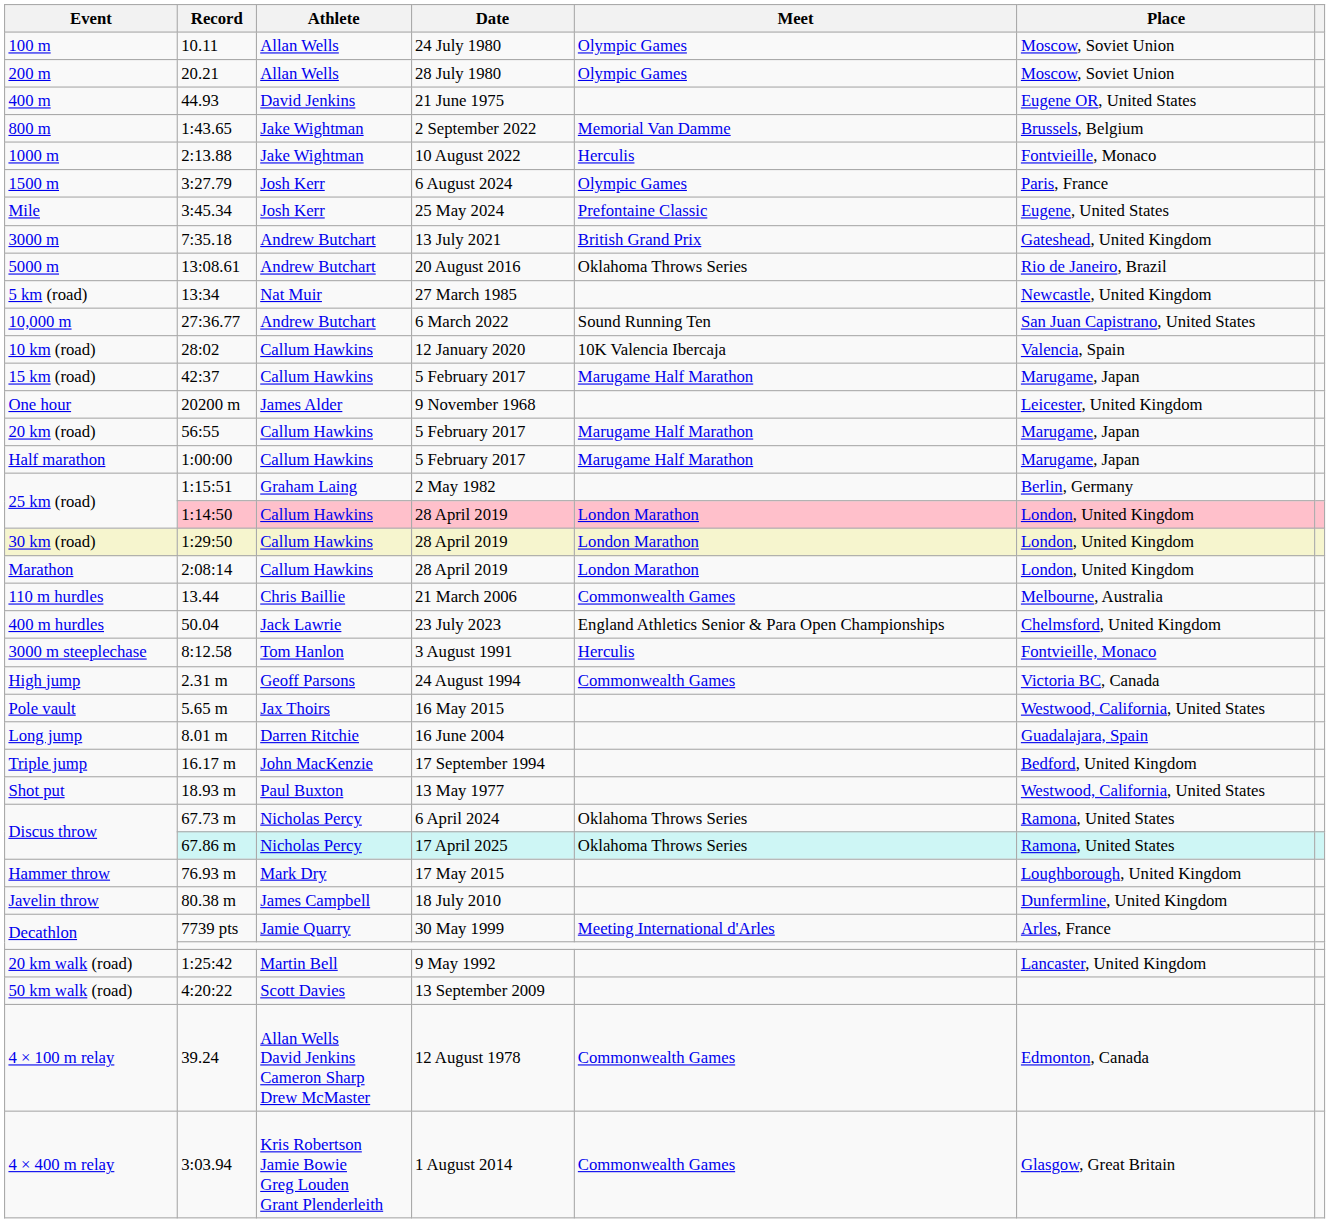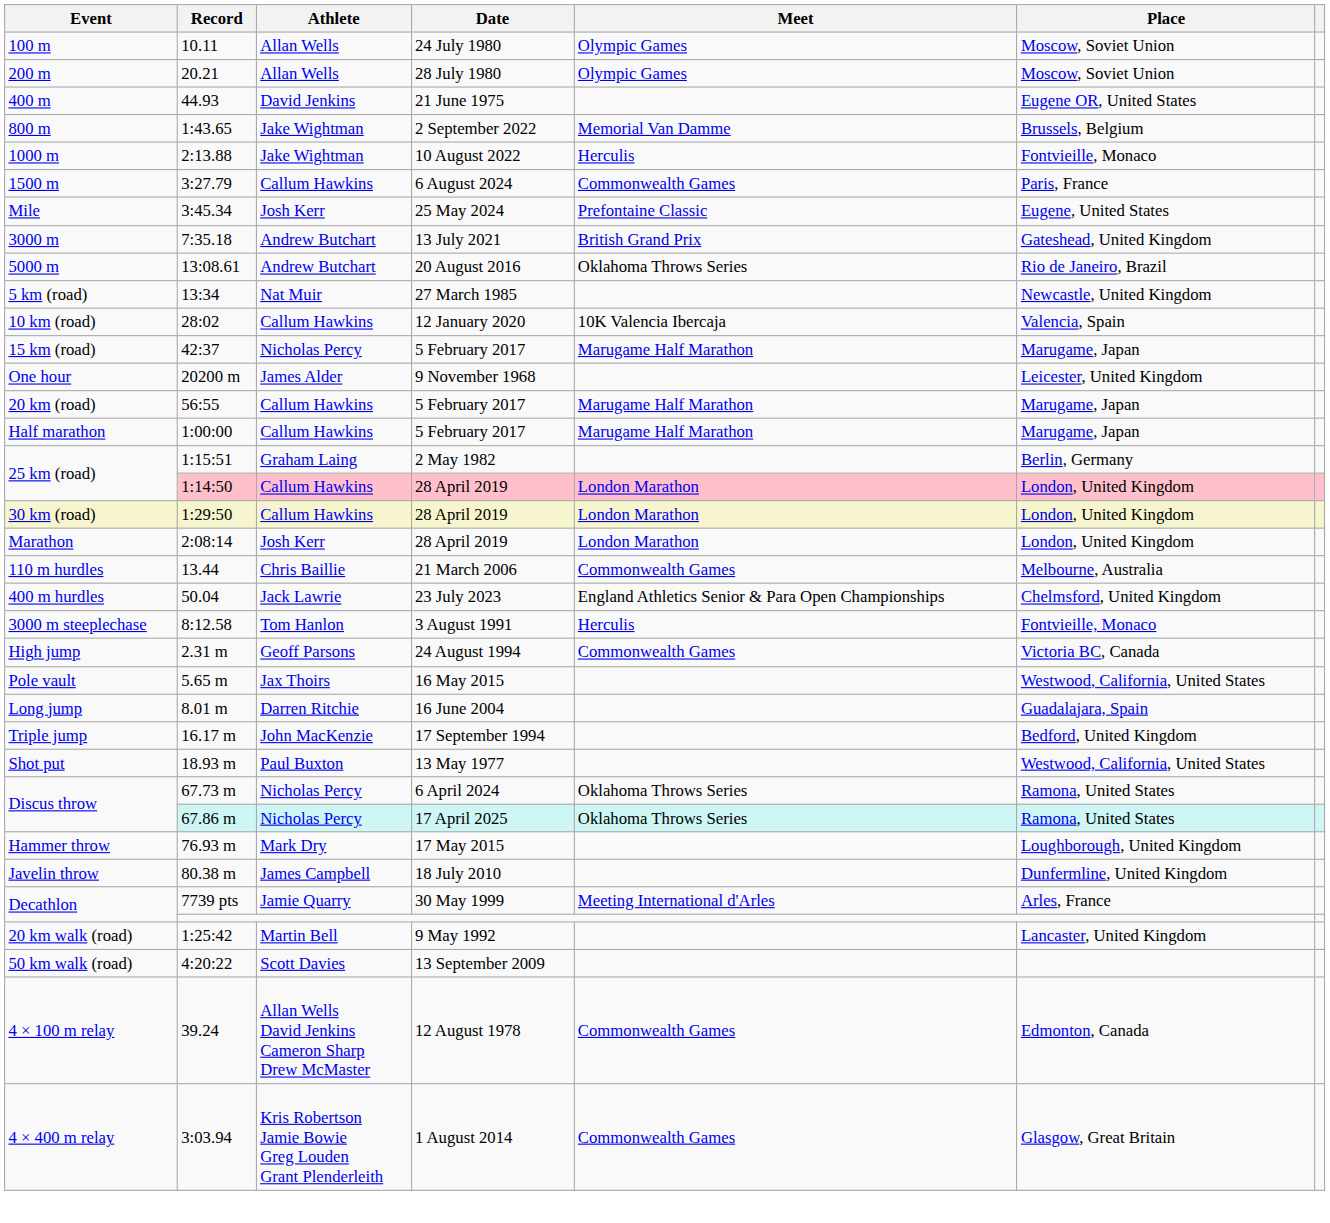(292, 183) Josh Kerr -> (317, 183) Callum Hawkins
(632, 183) Olympic Games -> (657, 183) Commonwealth Games
- row: (40, 321)
(317, 376) Callum Hawkins -> (311, 349) Nicholas Percy
(317, 569) Callum Hawkins -> (292, 542) Josh Kerr
